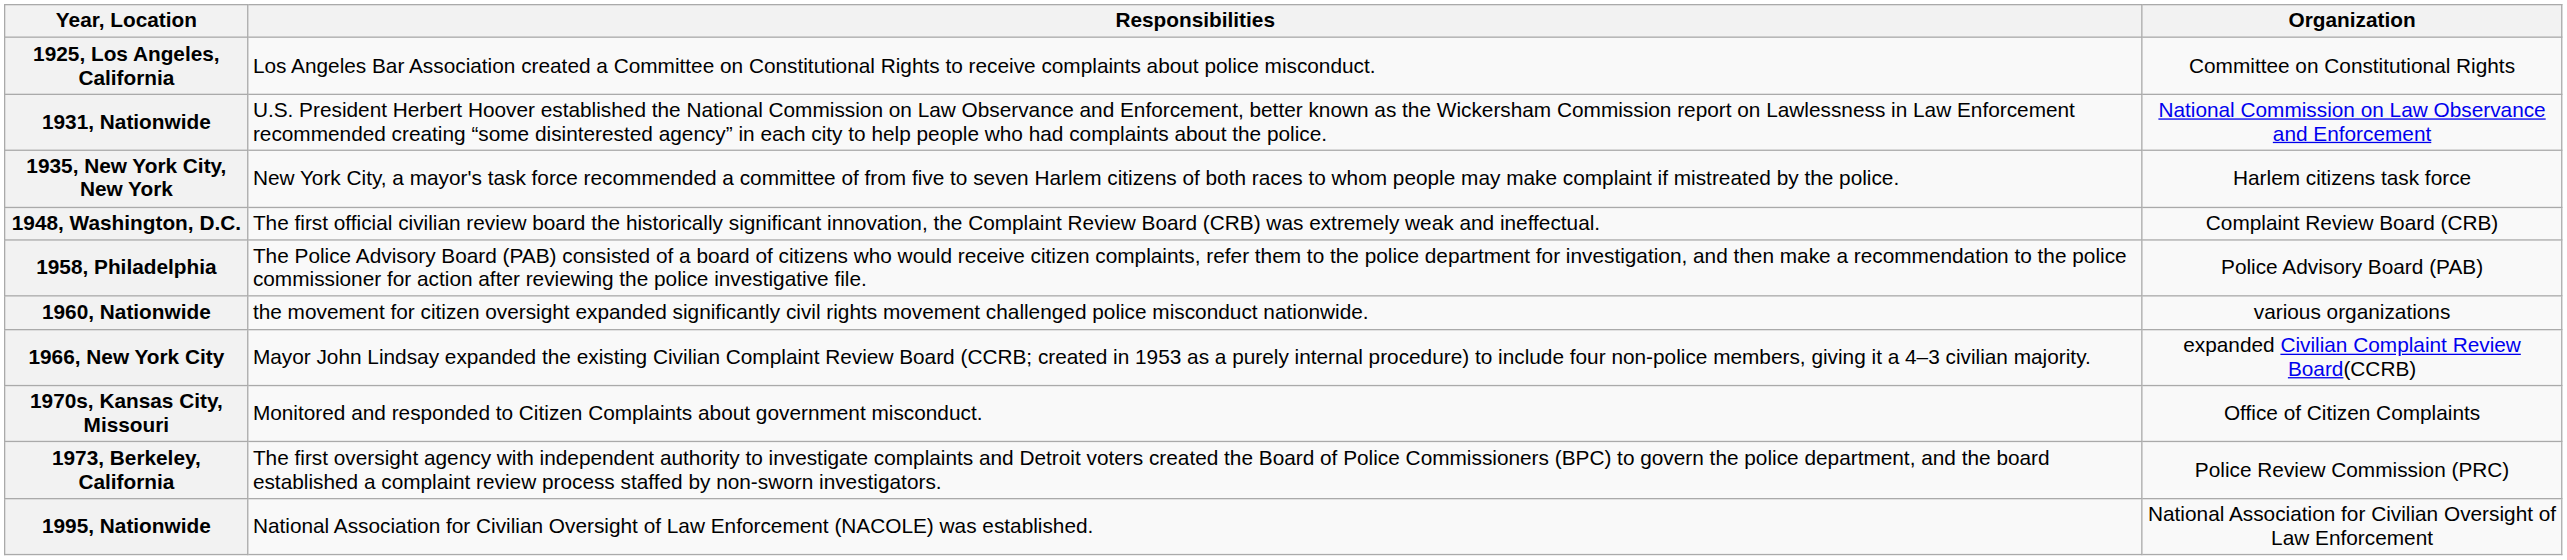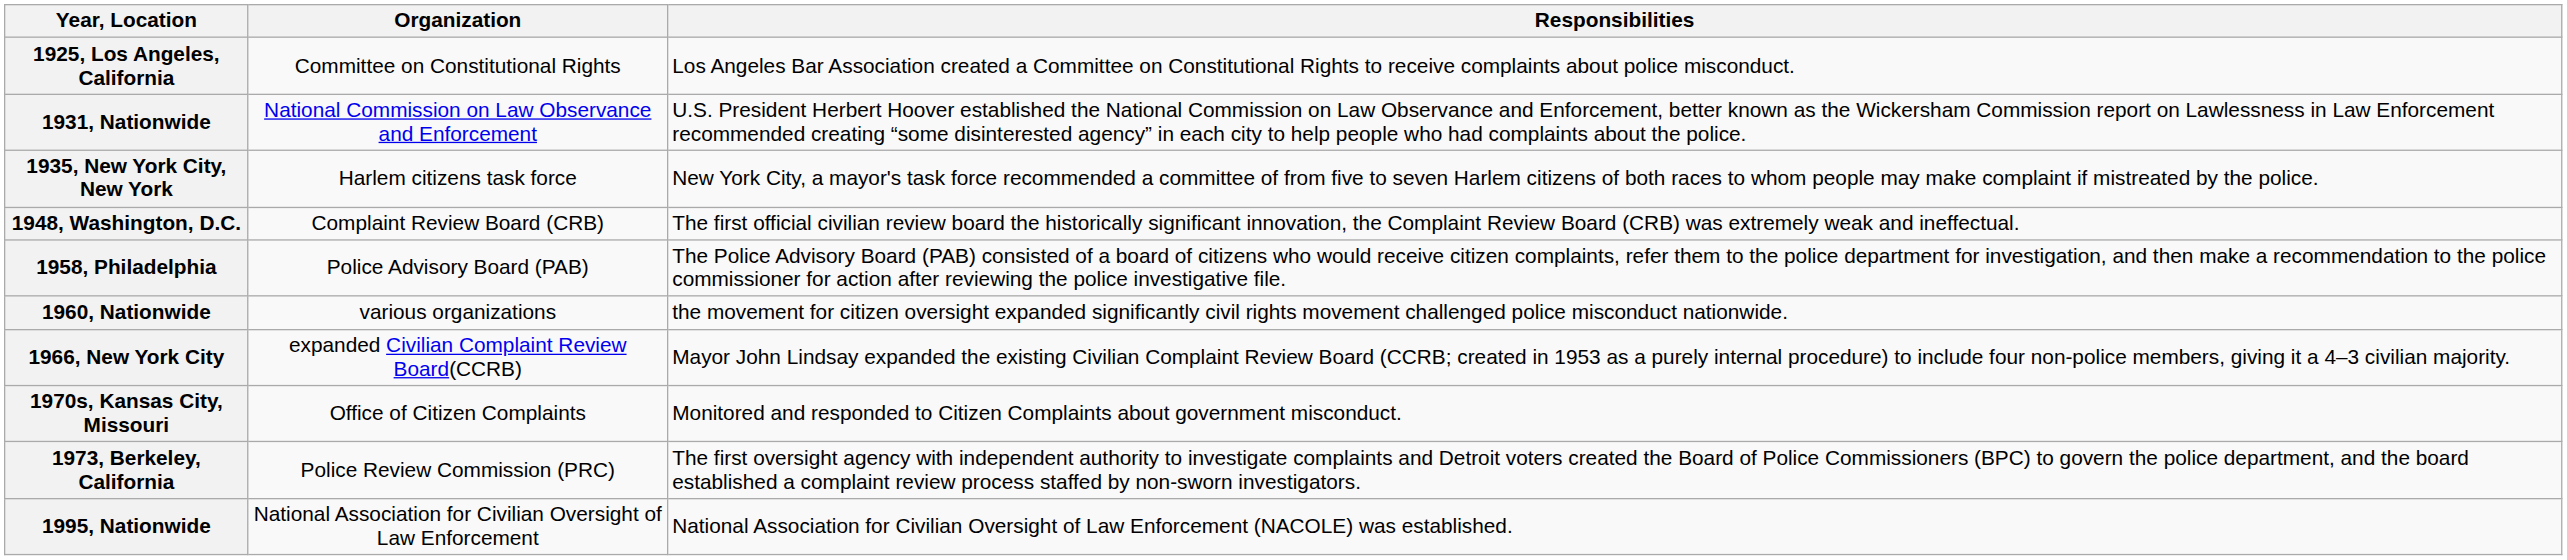columns swapped: (2352, 20) <-> (1195, 20)
